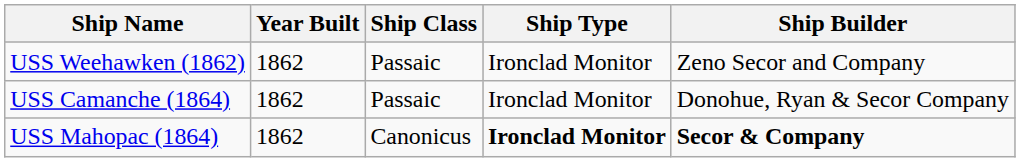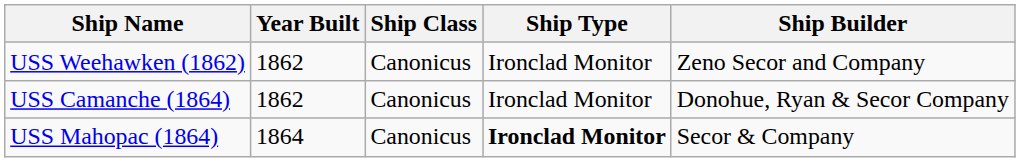(406, 61) Passaic -> (421, 61) Canonicus
(406, 99) Passaic -> (421, 99) Canonicus
(280, 136) 1862 -> (280, 136) 1864
(771, 136) bold -> (766, 136) normal
